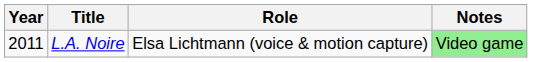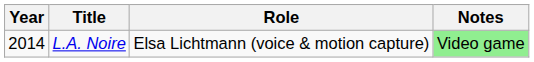(26, 43) 2011 -> (27, 43) 2014
